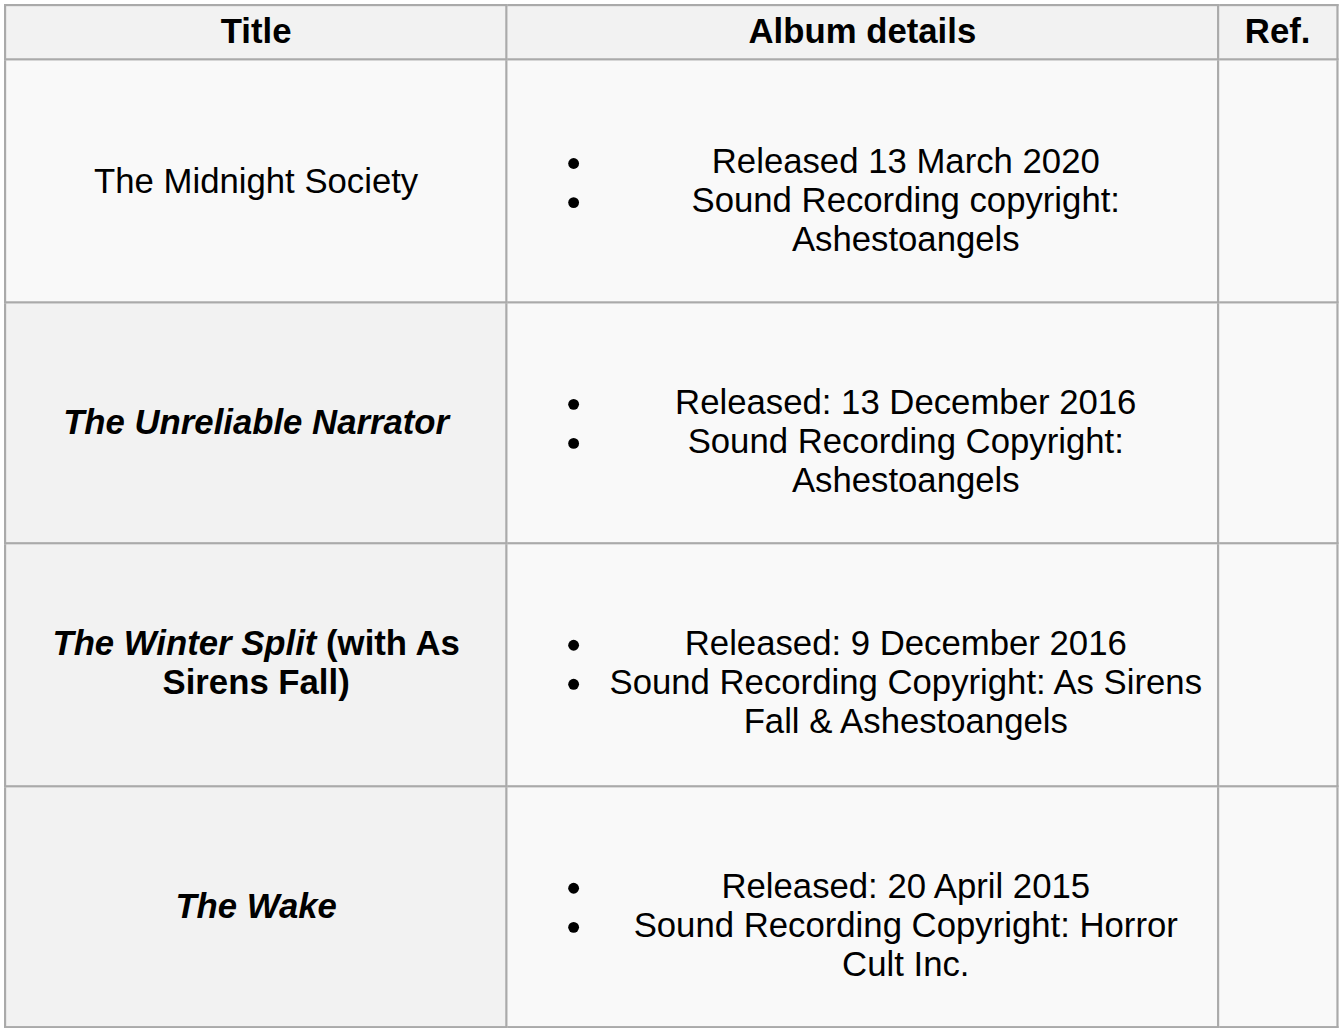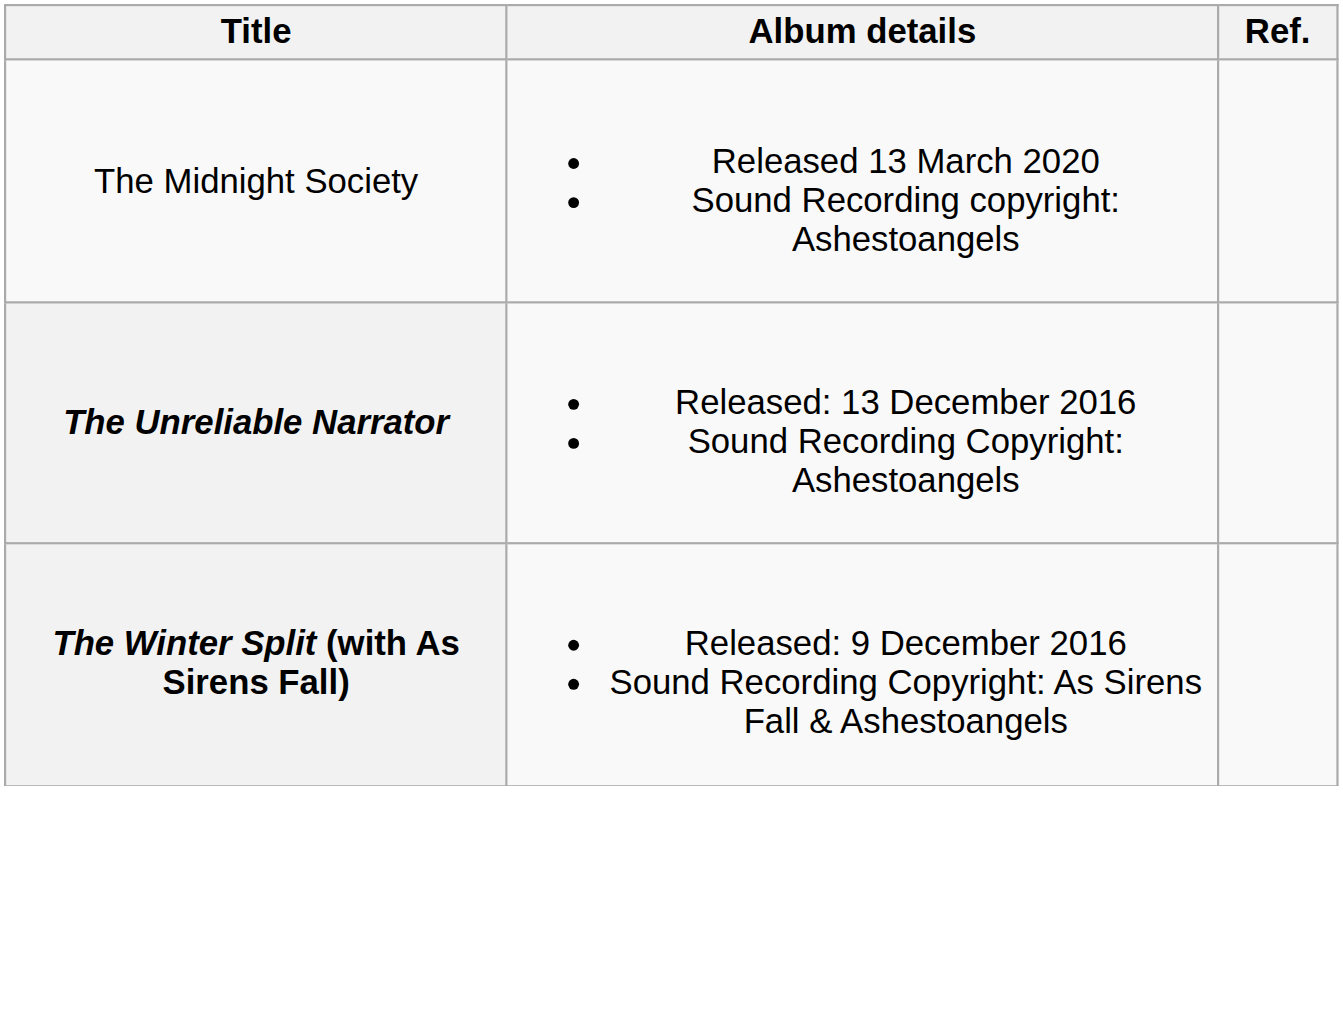- row: (256, 905)
